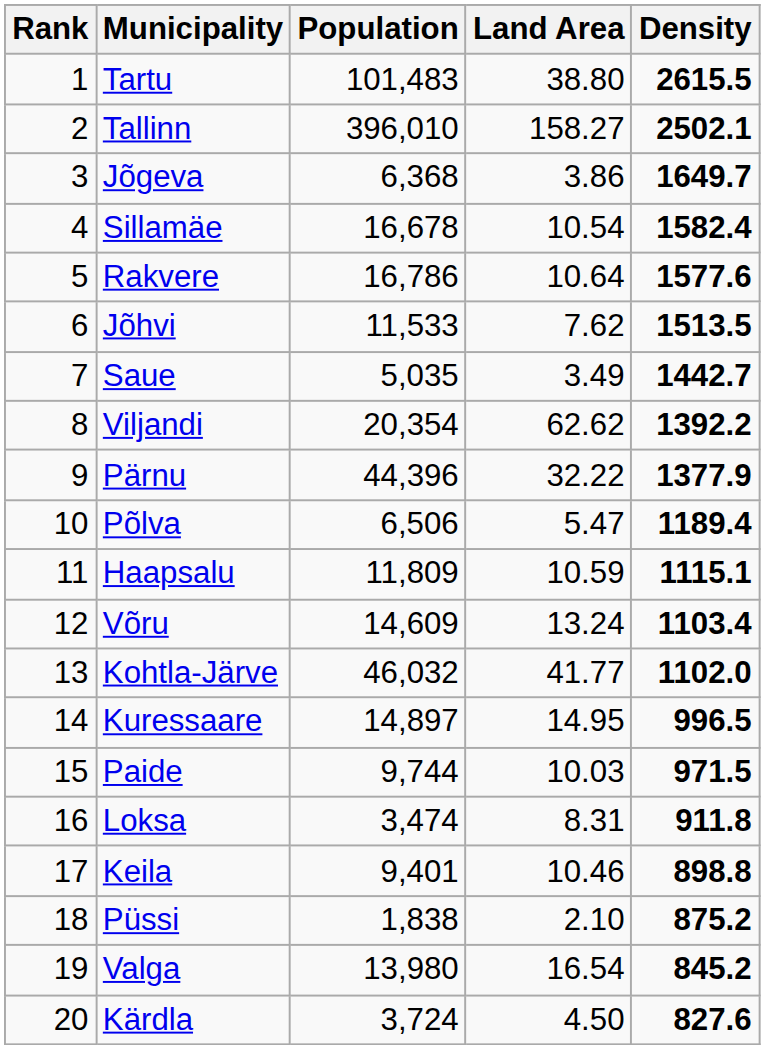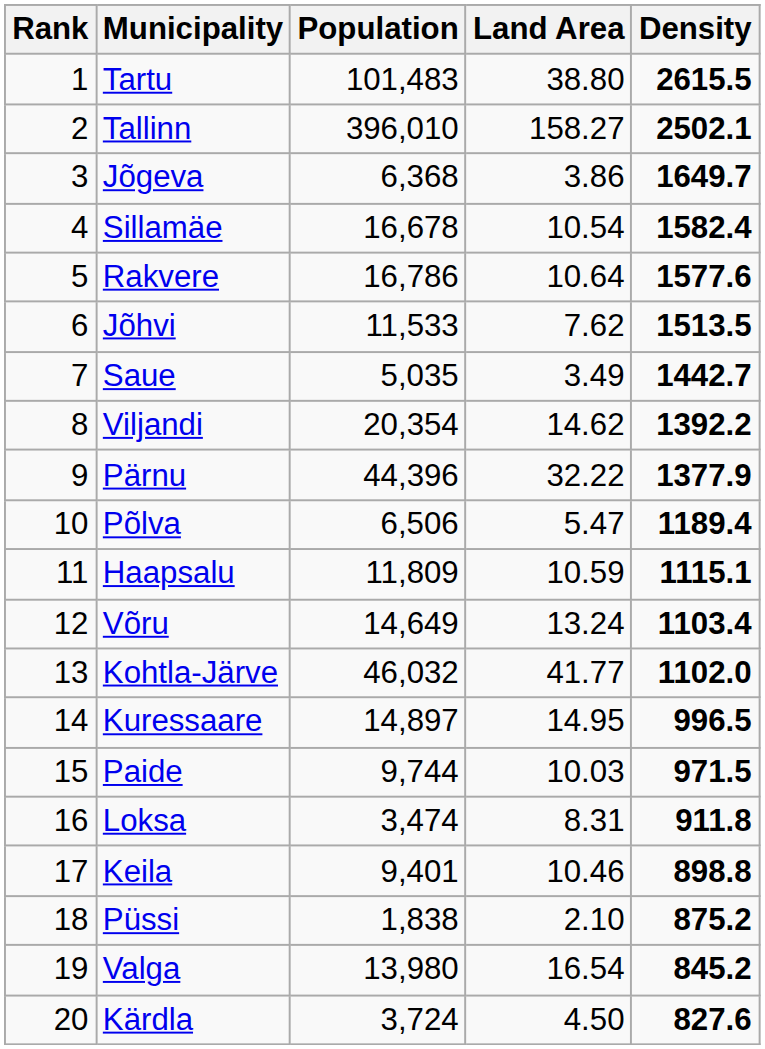(585, 425) 62.62 -> (585, 425) 14.62
(411, 623) 14,609 -> (411, 623) 14,649
